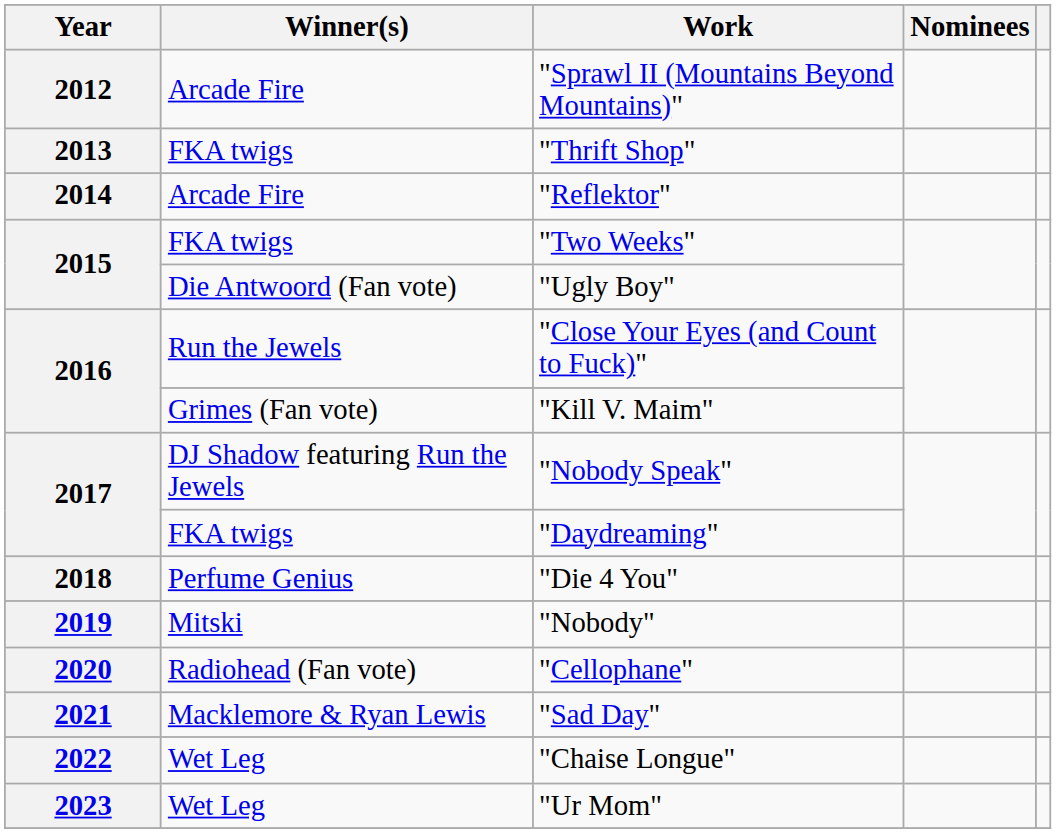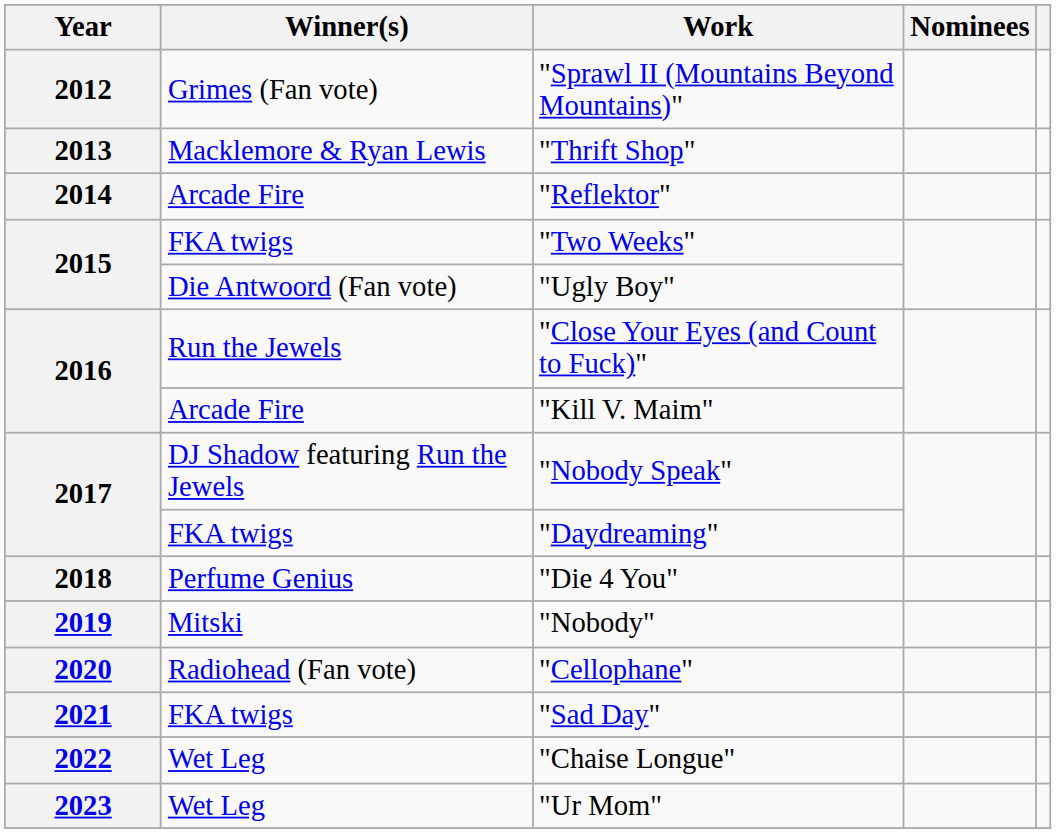(236, 88) Arcade Fire -> (273, 88) Grimes (Fan vote)
(230, 150) FKA twigs -> (327, 150) Macklemore & Ryan Lewis
(273, 409) Grimes (Fan vote) -> (236, 409) Arcade Fire
(327, 714) Macklemore & Ryan Lewis -> (230, 714) FKA twigs
